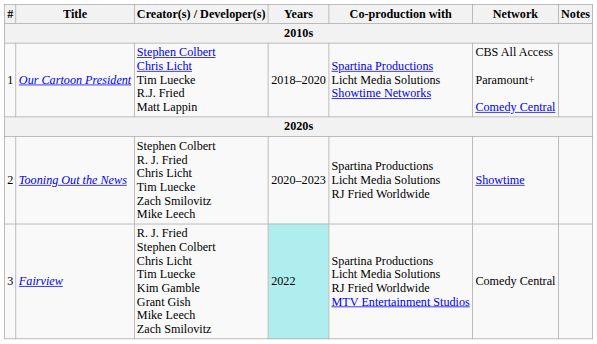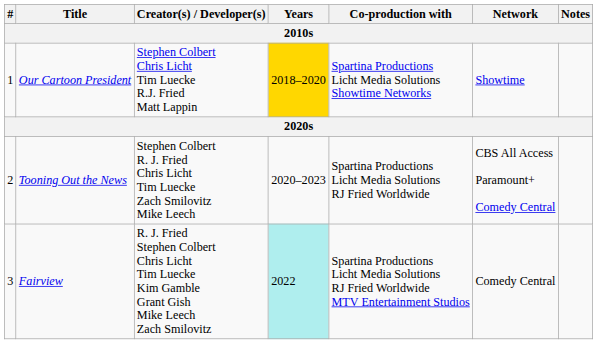(299, 80) no background -> (299, 80) gold background
(515, 80) CBS All Access Paramount+ Comedy Central -> (500, 80) Showtime
(500, 180) Showtime -> (515, 180) CBS All Access Paramount+ Comedy Central
